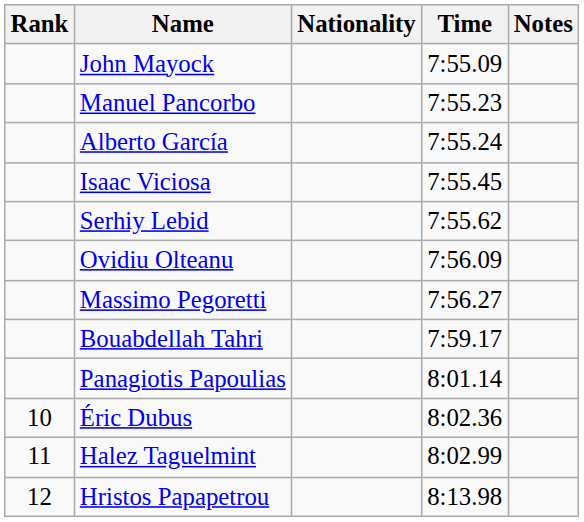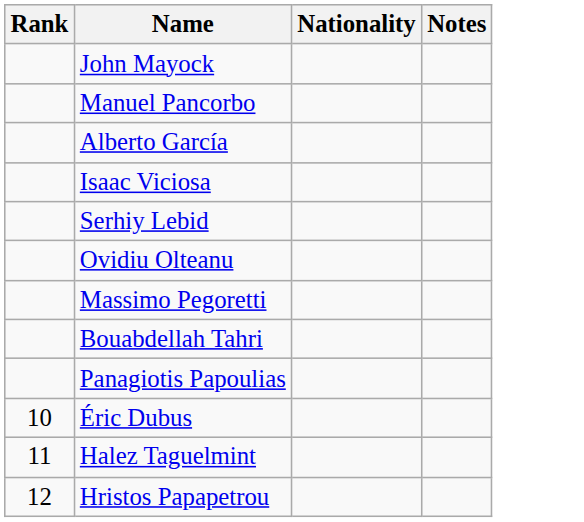- column: (465, 24)
